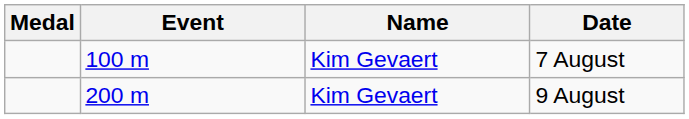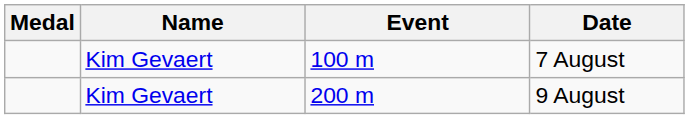columns swapped: (418, 22) <-> (193, 22)
